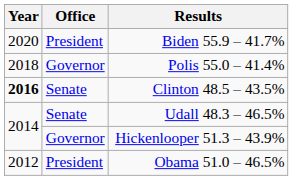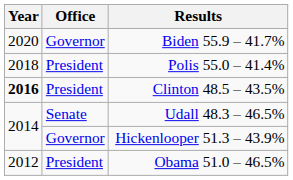(74, 41) President -> (75, 41) Governor
(75, 65) Governor -> (74, 65) President
(66, 89) Senate -> (74, 89) President
